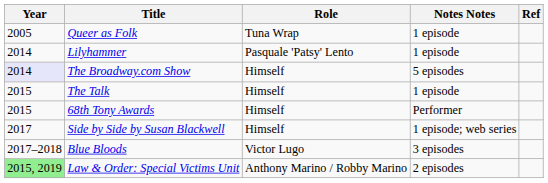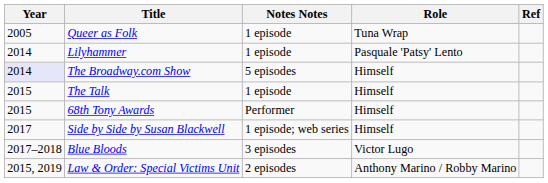columns swapped: (326, 14) <-> (465, 14)
(35, 168) lightgreen background -> (35, 168) no background
